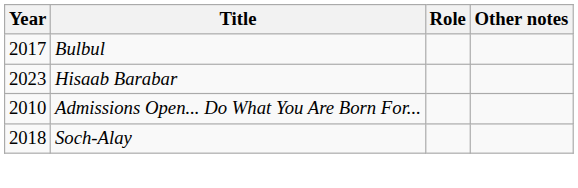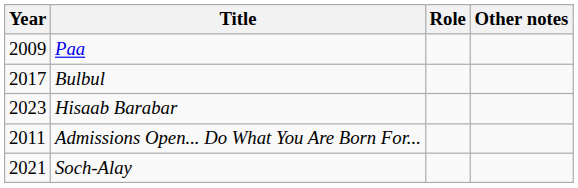+ row: (70, 49)
(28, 108) 2010 -> (27, 138) 2011
(28, 138) 2018 -> (28, 167) 2021
